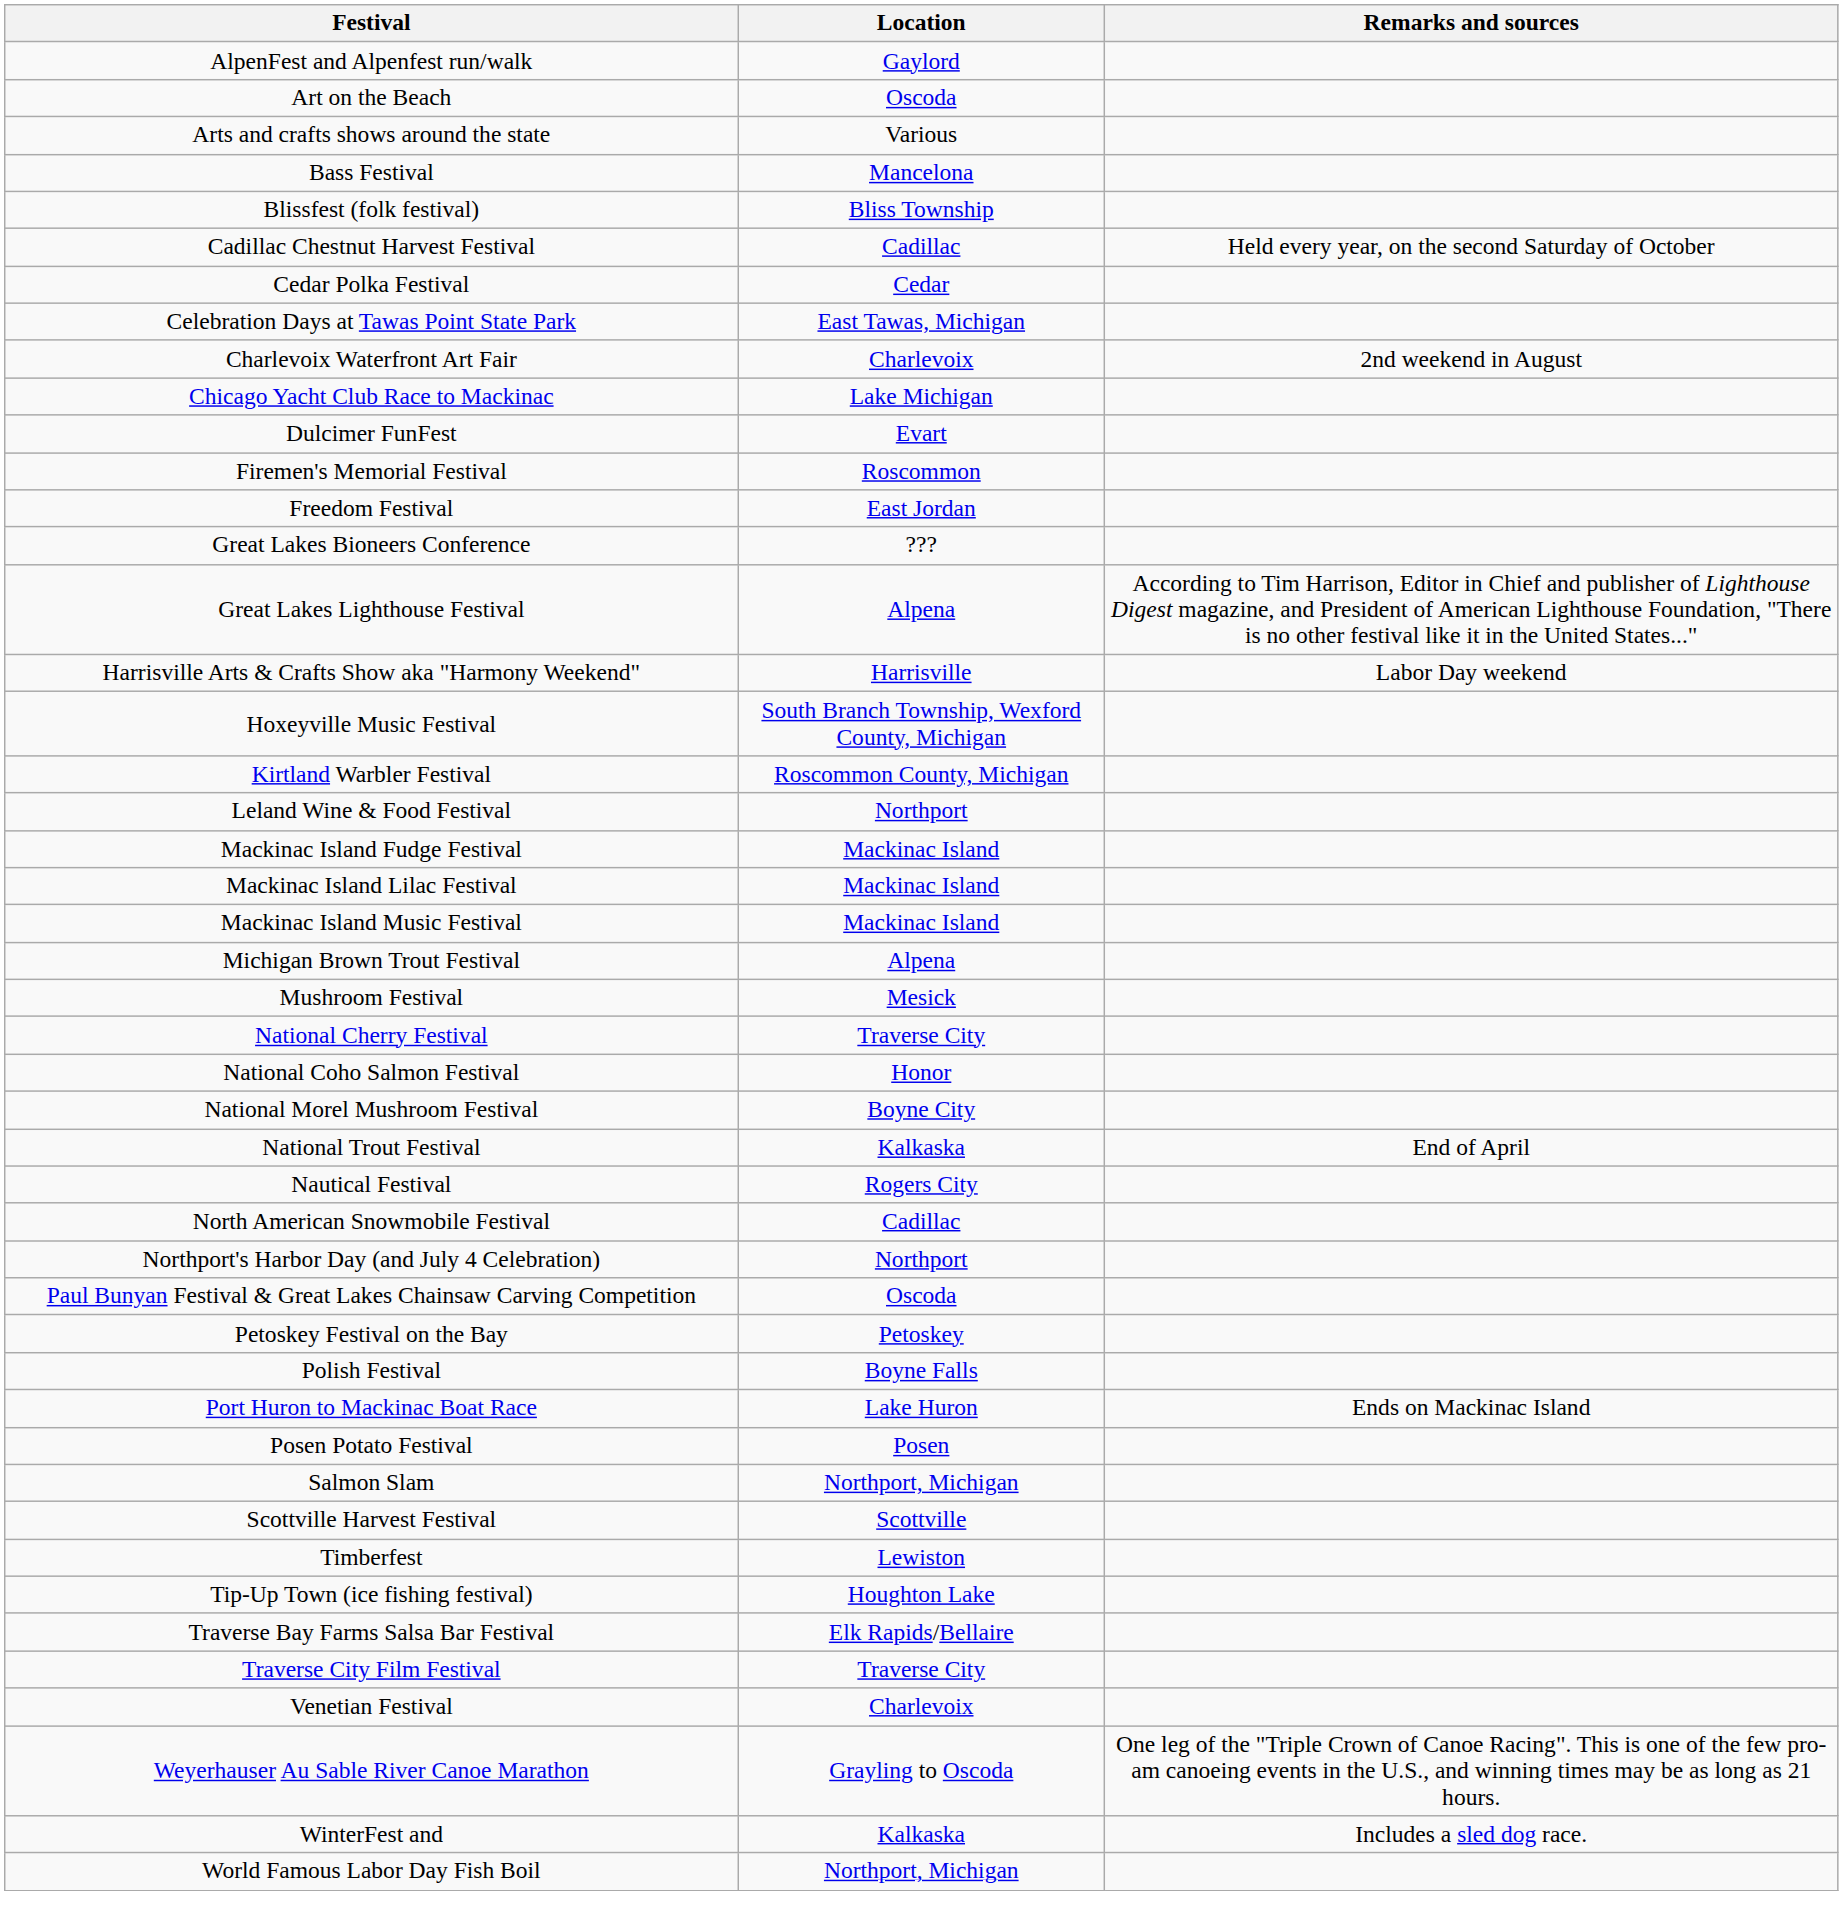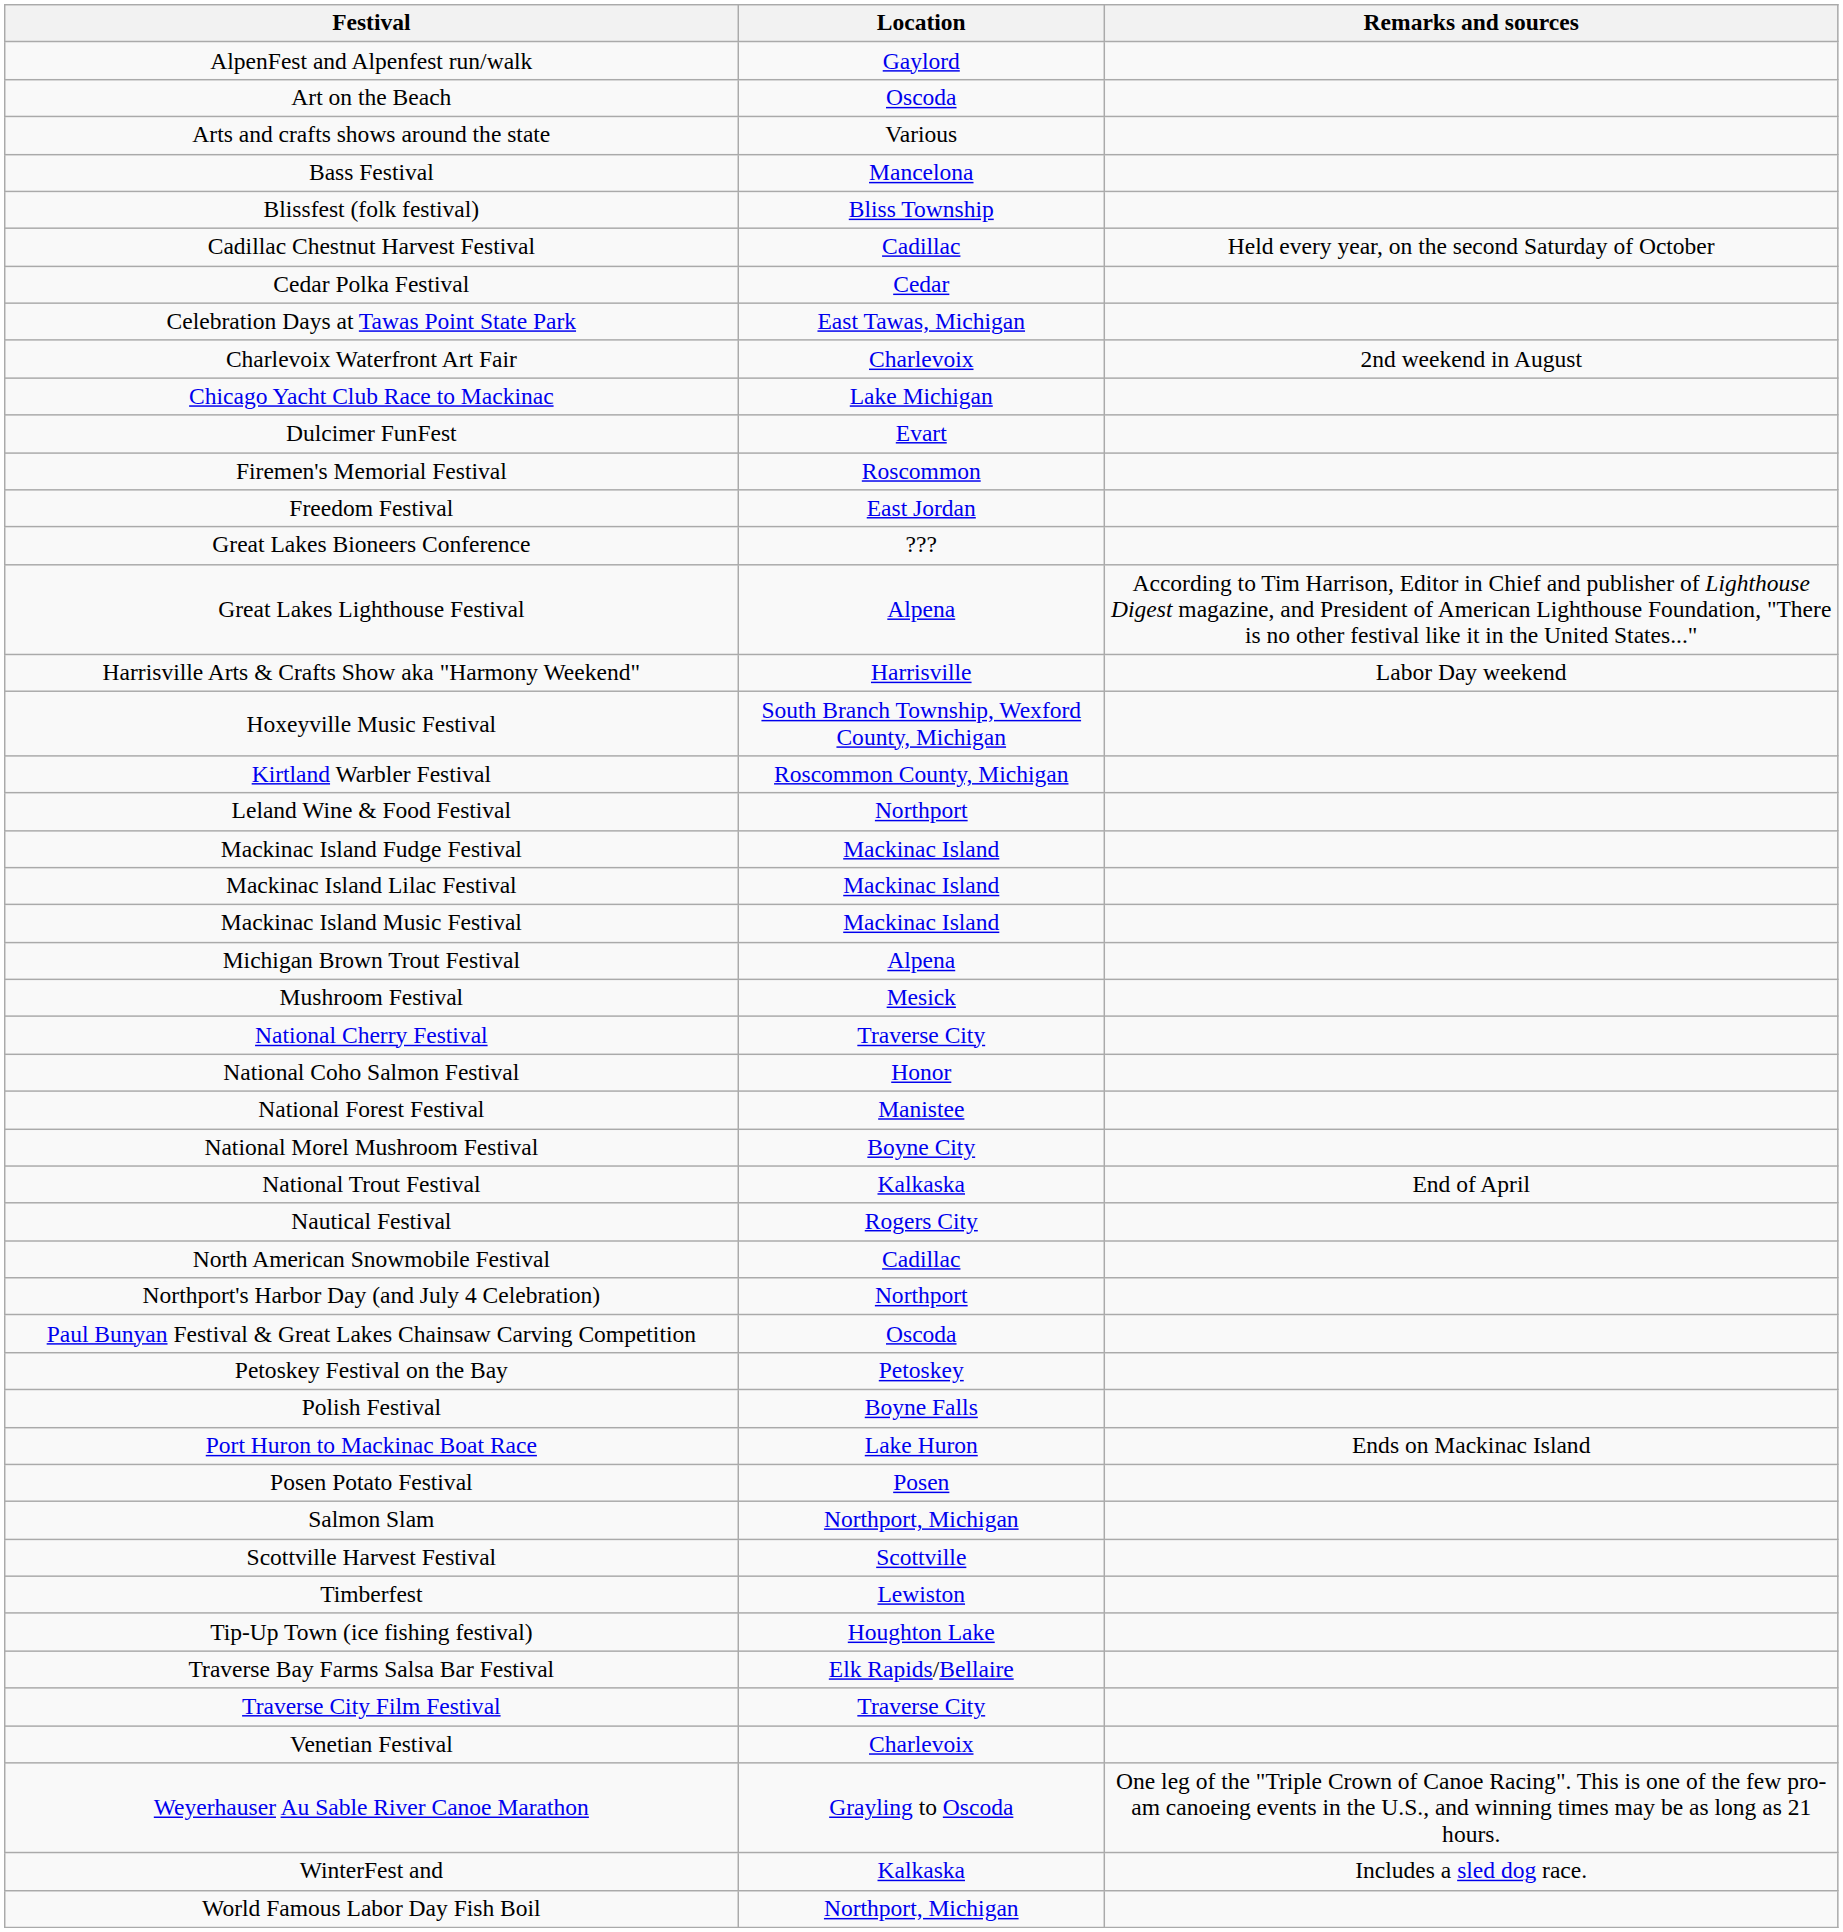+ row: (371, 1109)
